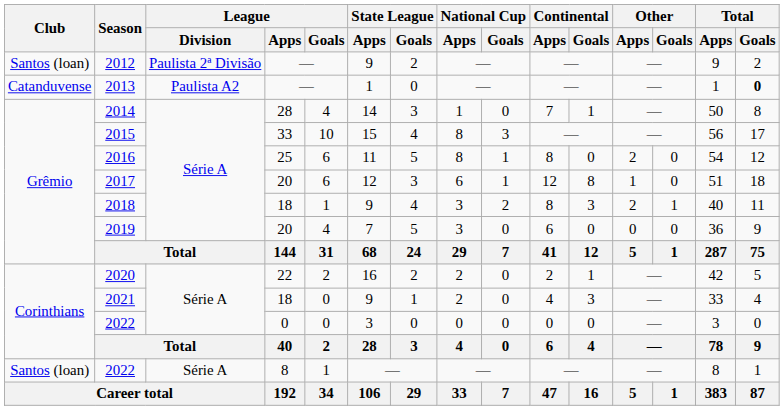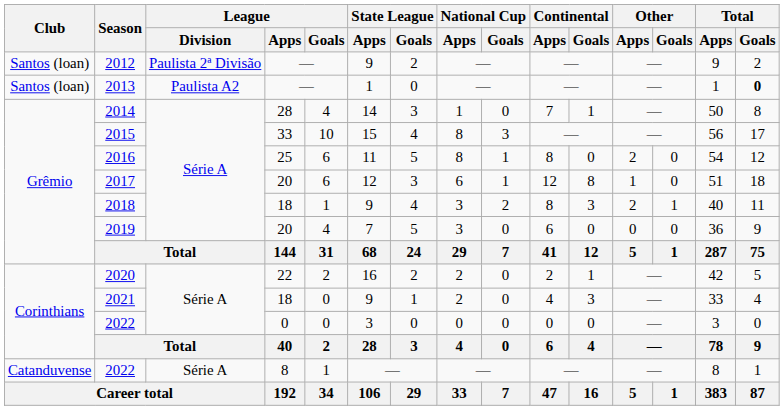(50, 87) Catanduvense -> (50, 87) Santos (loan)
(50, 370) Santos (loan) -> (50, 370) Catanduvense
